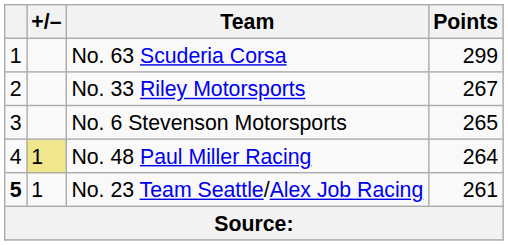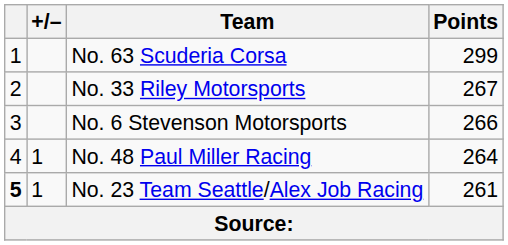(480, 123) 265 -> (480, 123) 266
(37, 156) khaki background -> (37, 156) no background
